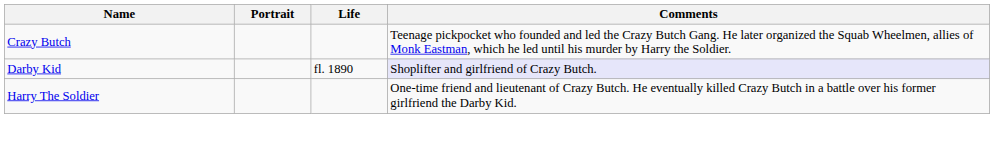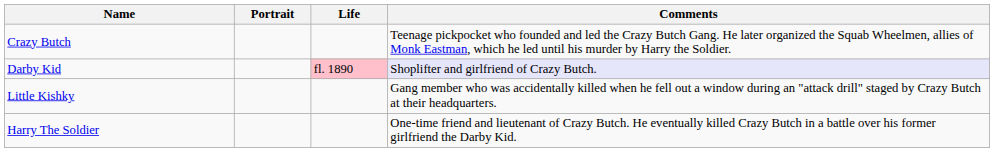(333, 68) no background -> (333, 68) pink background
+ row: (41, 95)
